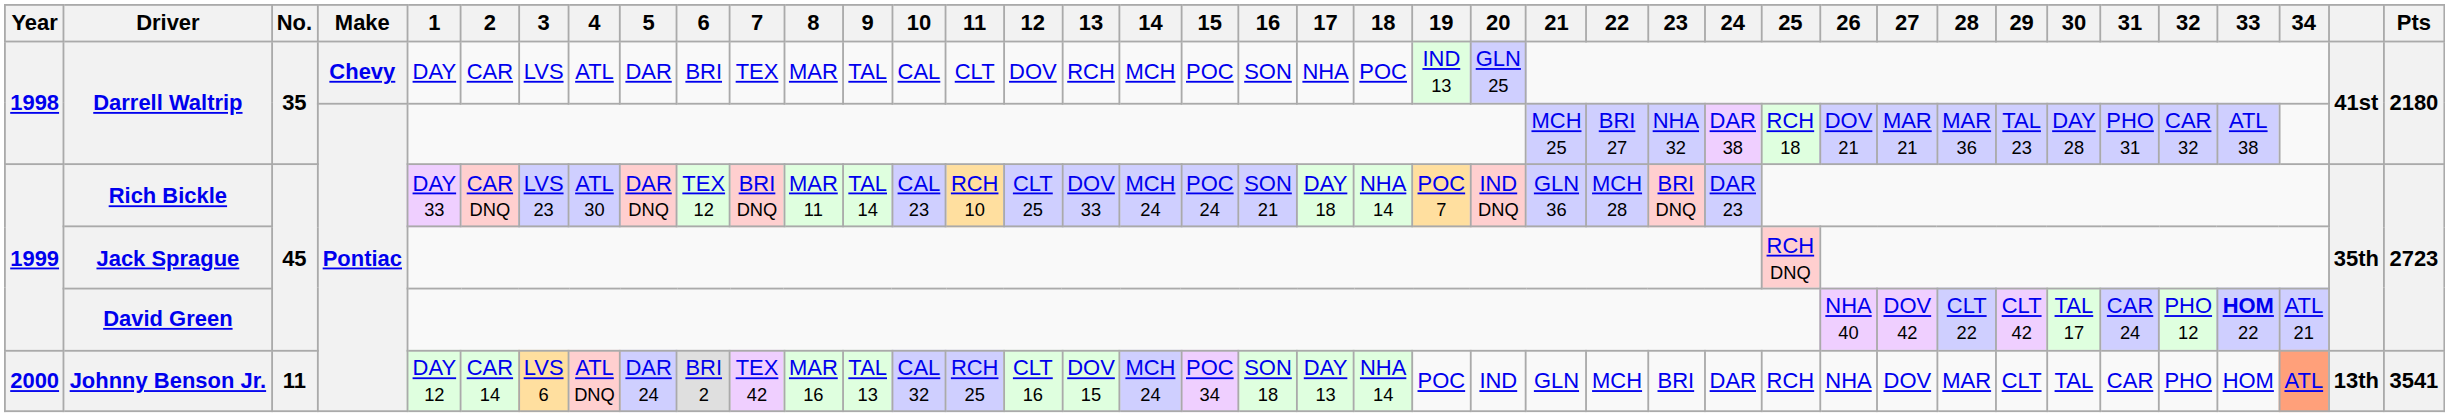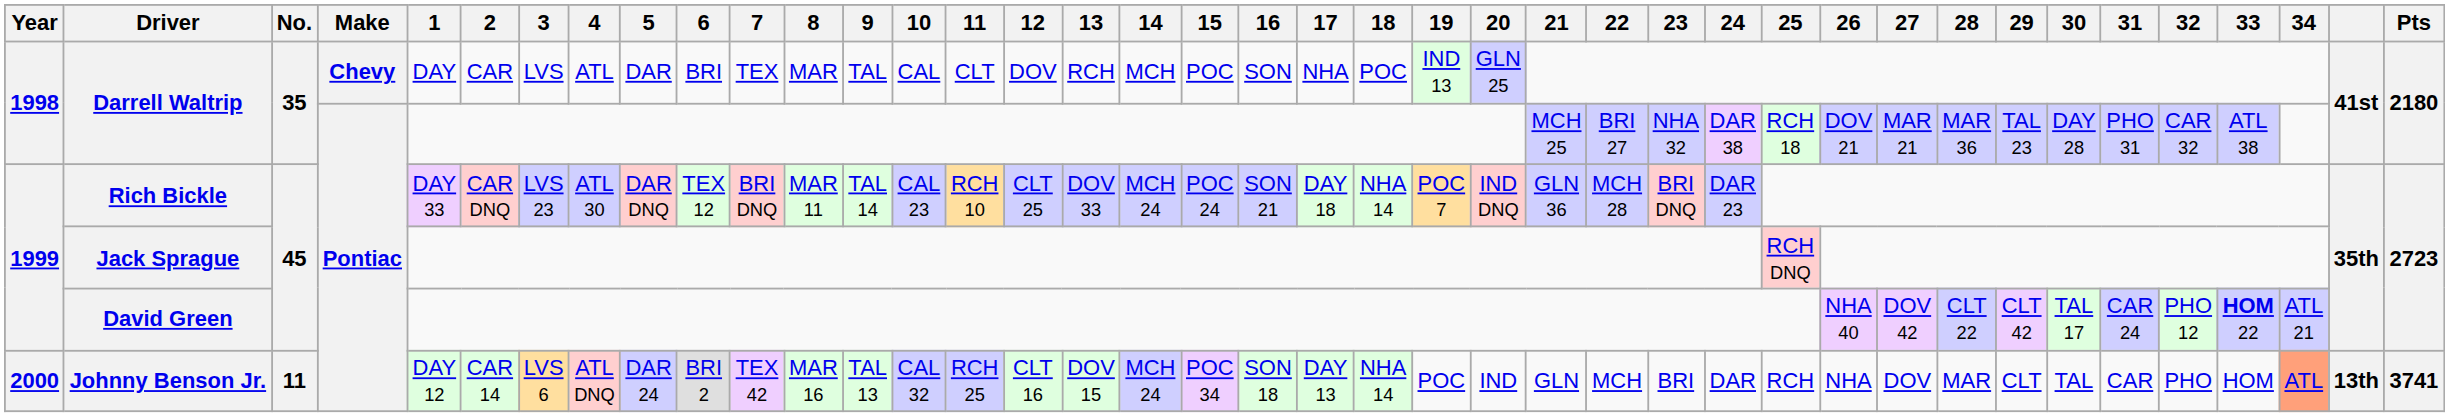(2414, 381) 3541 -> (2414, 381) 3741
